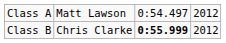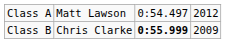(206, 30) 2012 -> (206, 30) 2009
